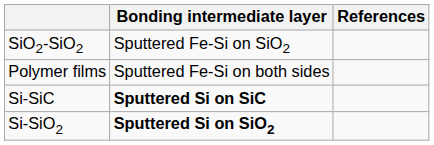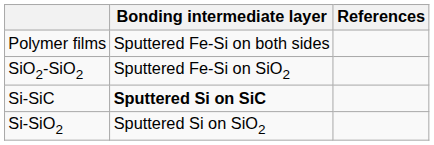rows swapped: (46, 45) <-> (57, 72)
(194, 126) bold -> (190, 126) normal
